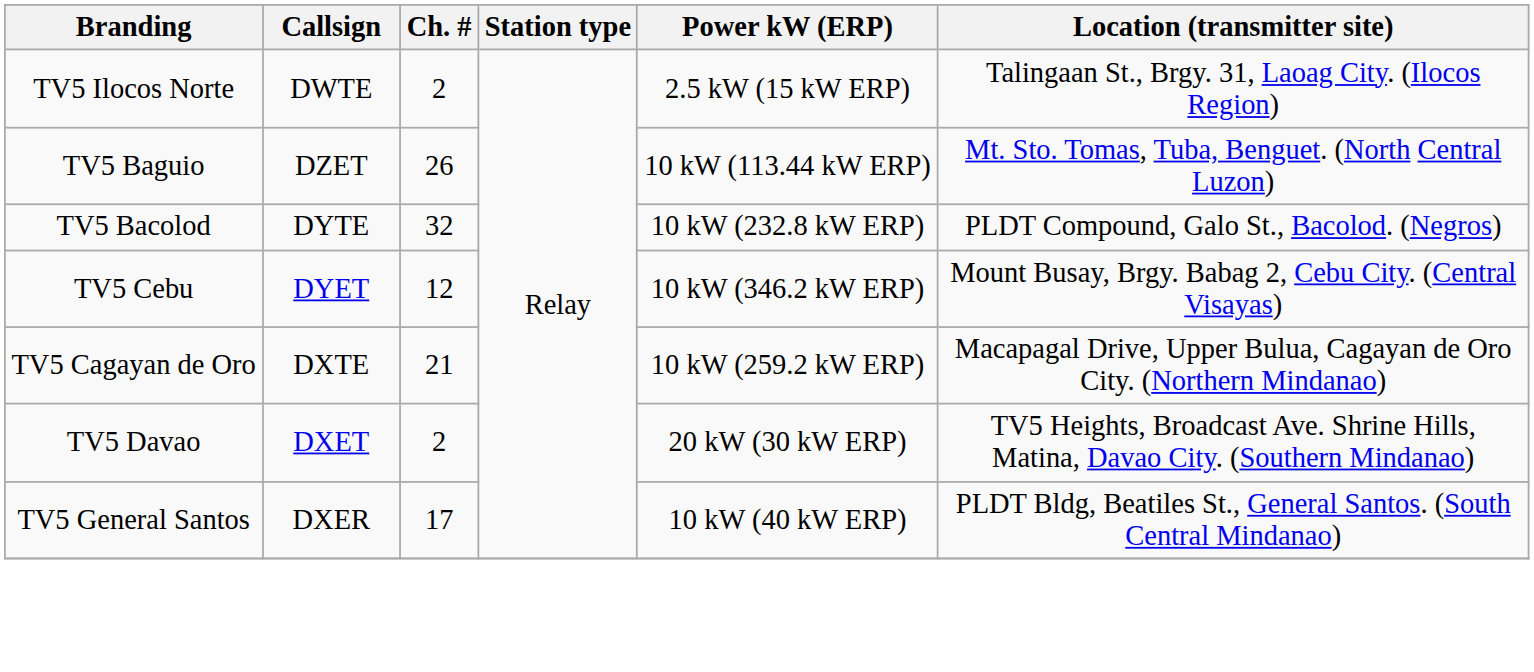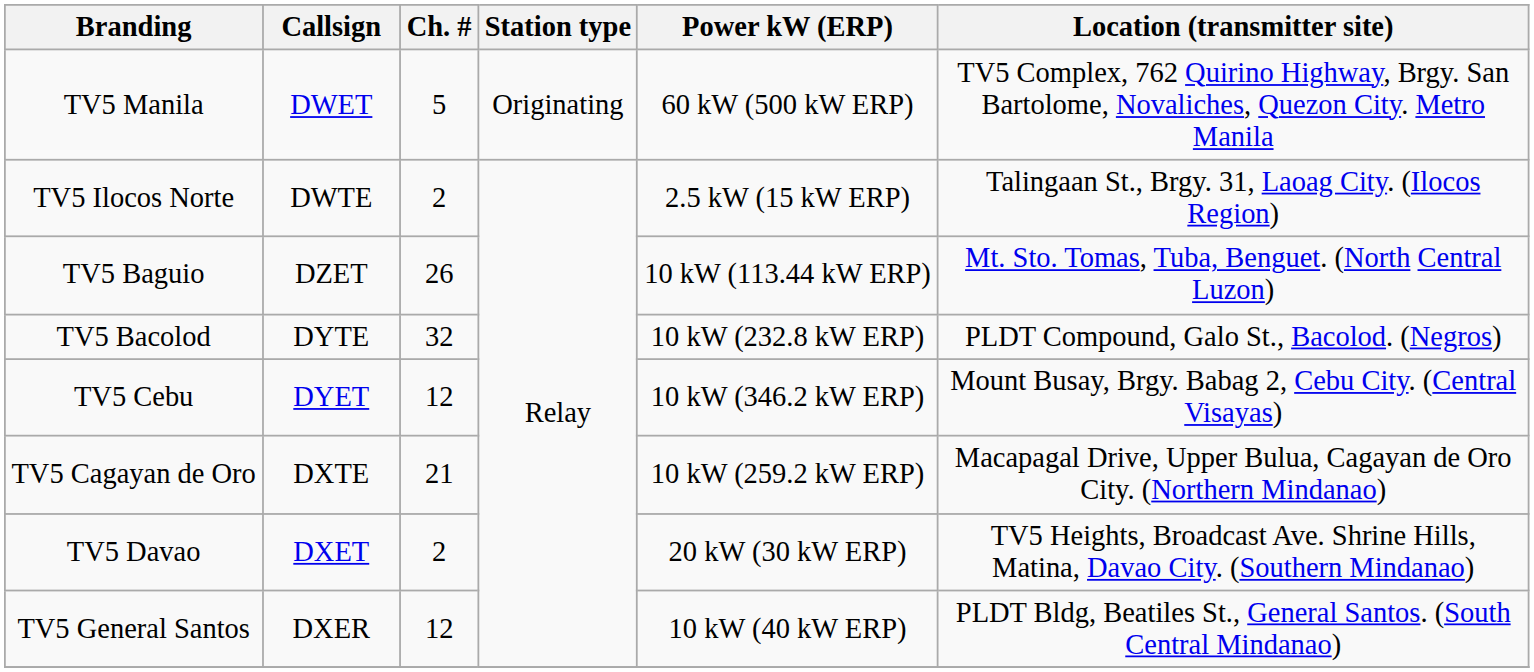+ row: (134, 104)
(439, 519) 17 -> (439, 628) 12
